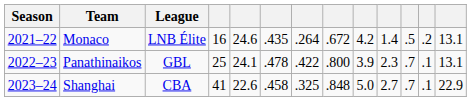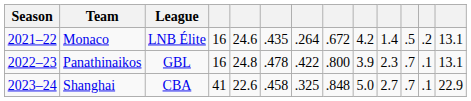(219, 62) 25 -> (219, 62) 16
(245, 62) 24.1 -> (245, 62) 24.8
